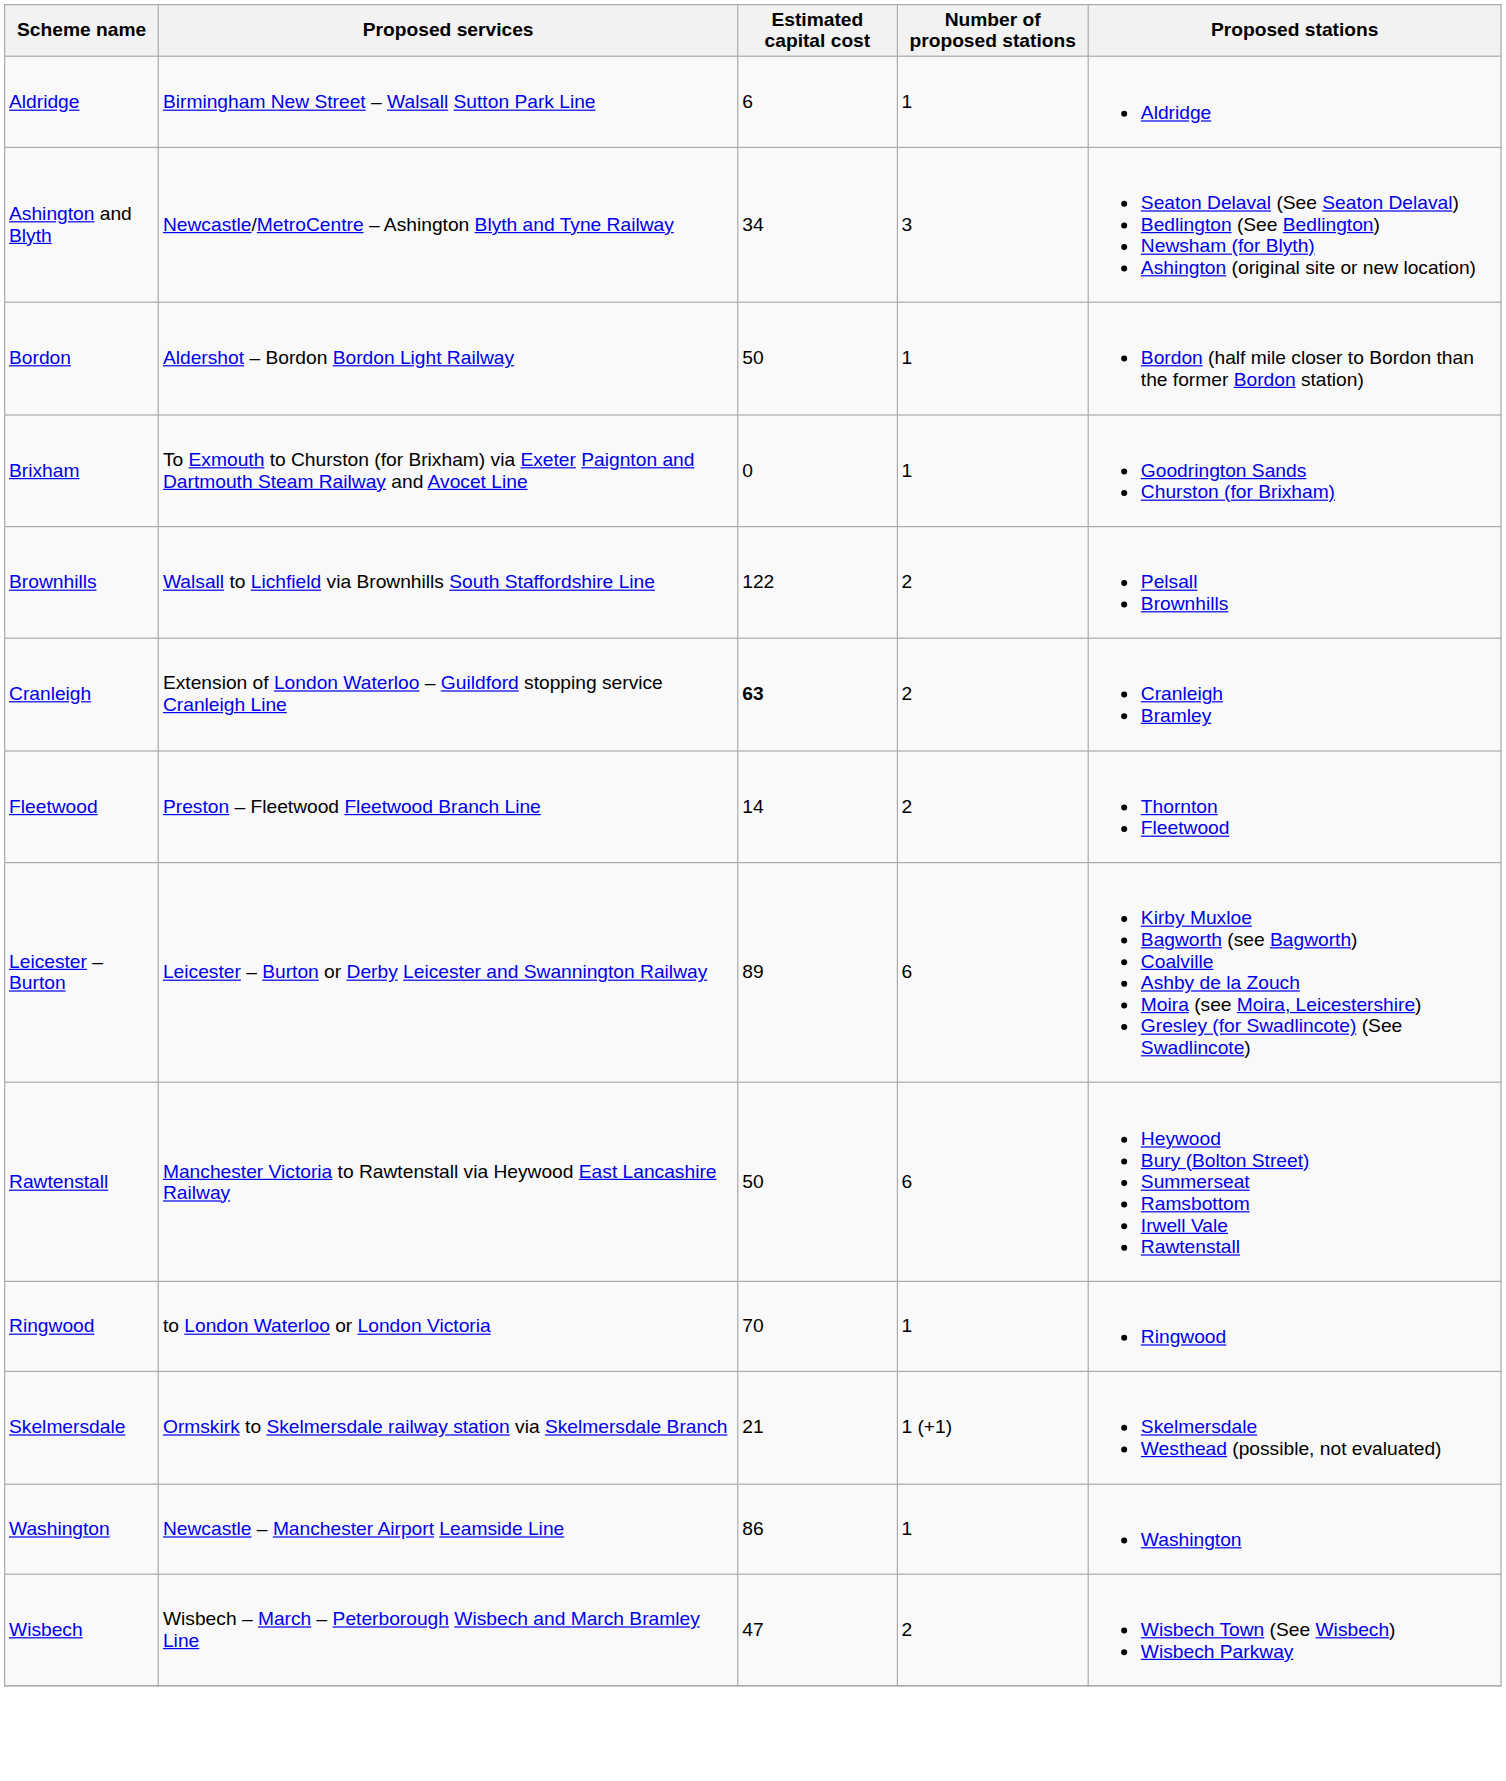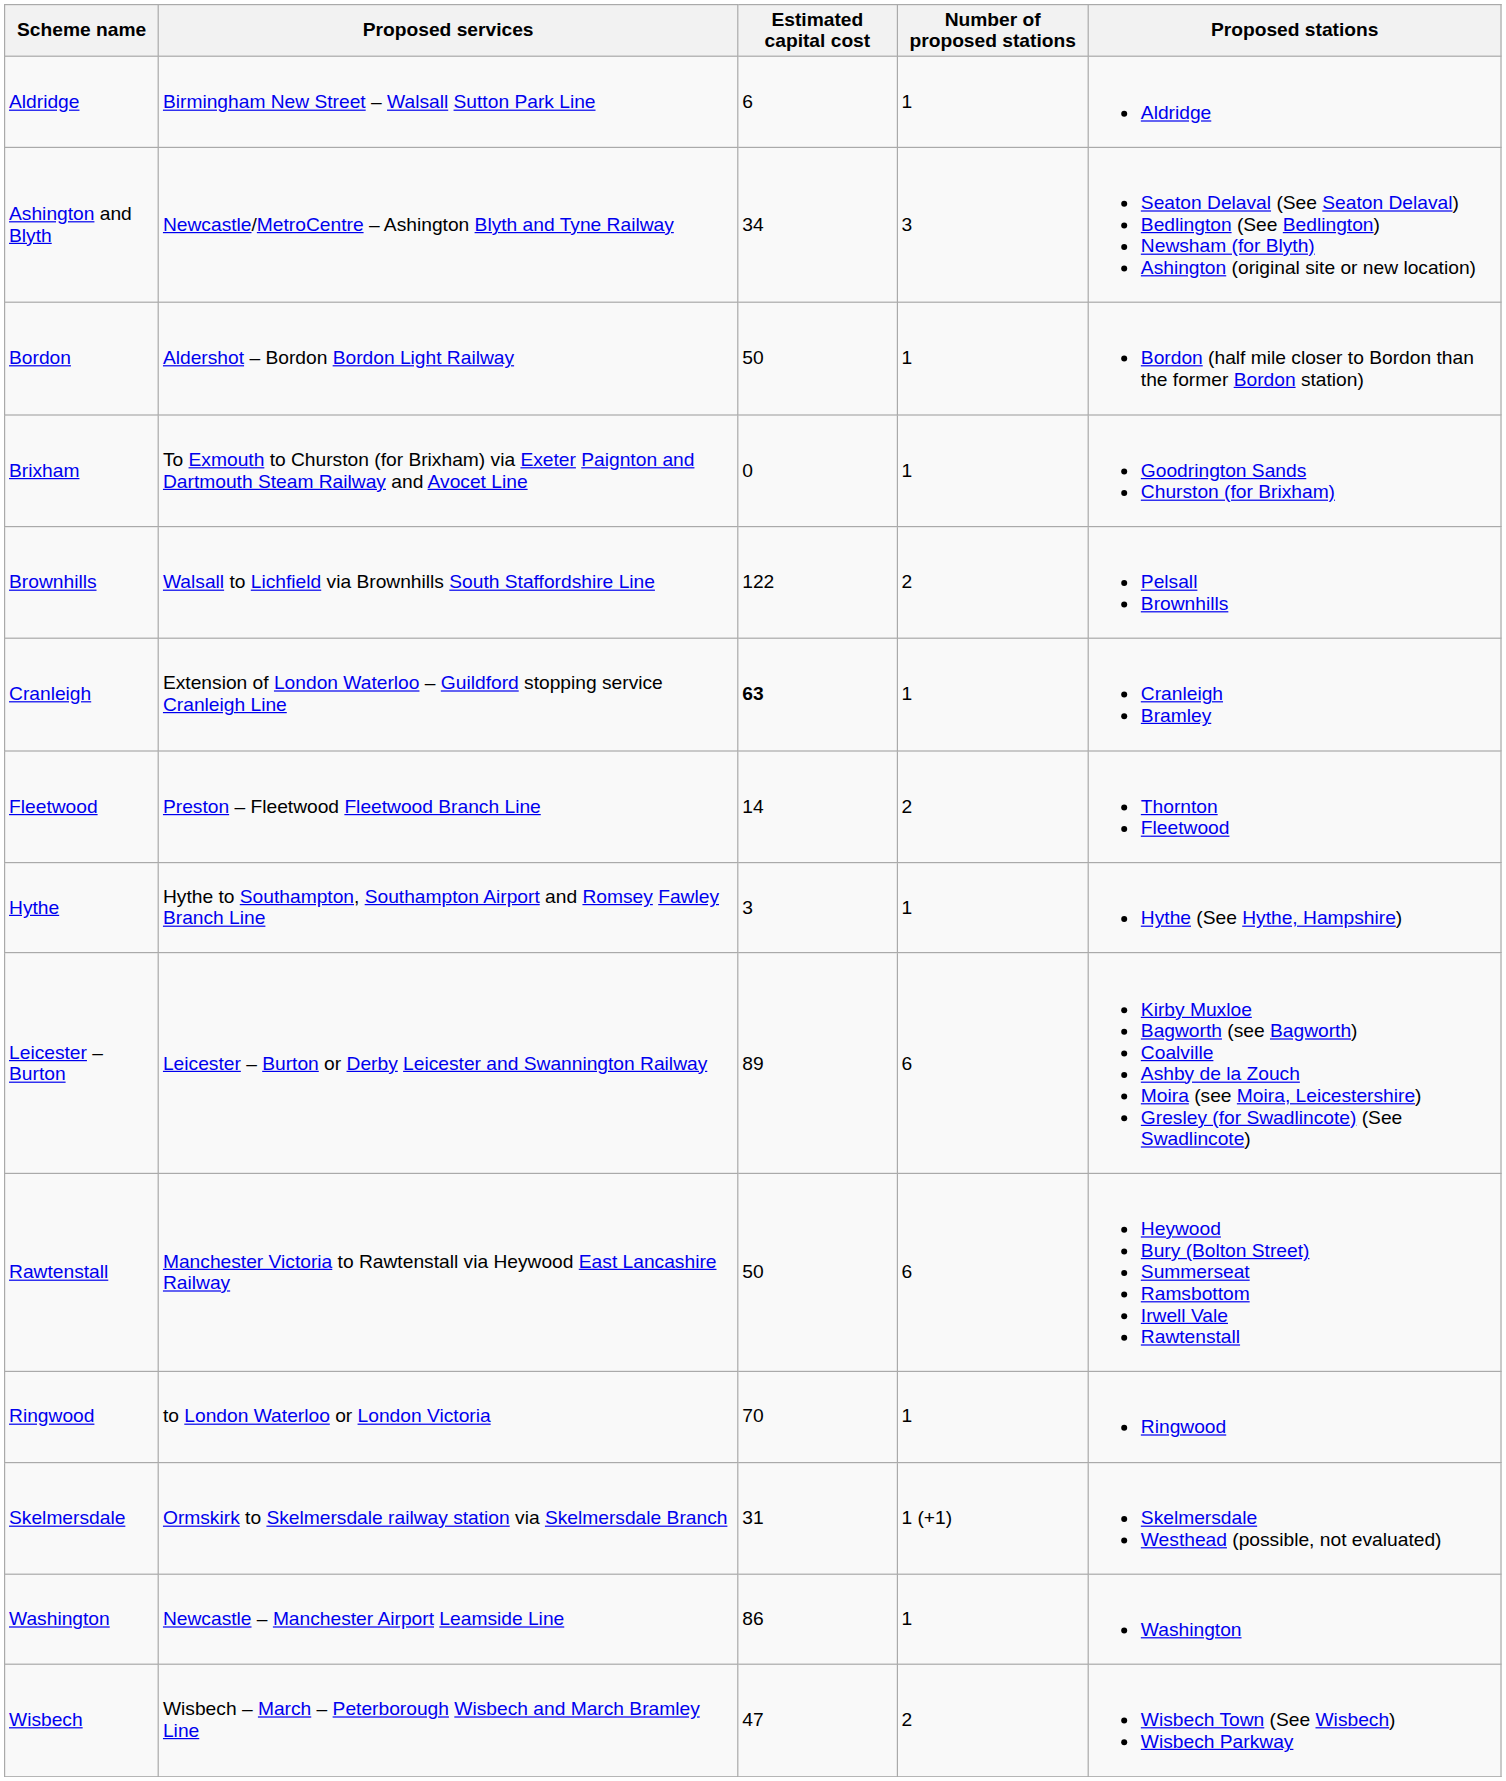(907, 694) 2 -> (907, 694) 1
+ row: (34, 907)
(753, 1427) 21 -> (753, 1517) 31
